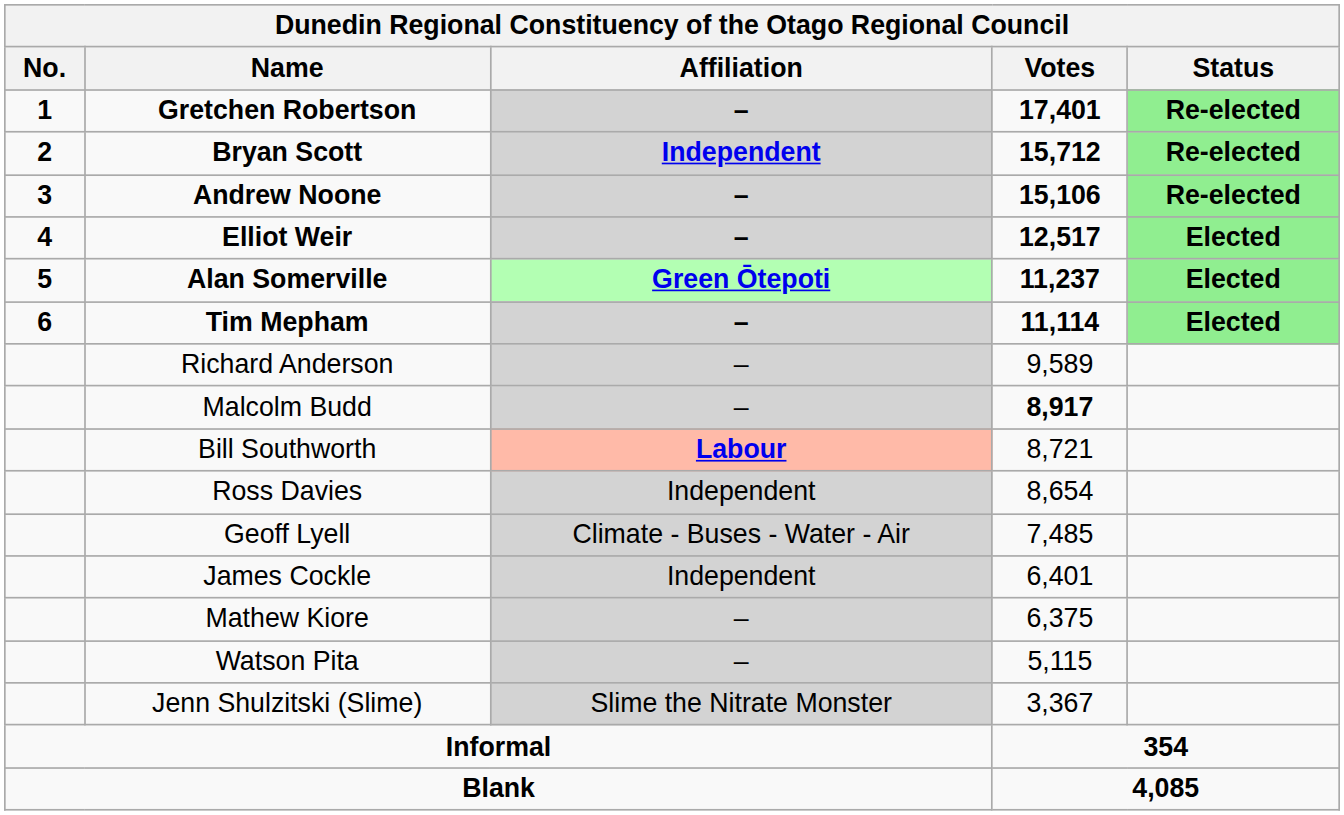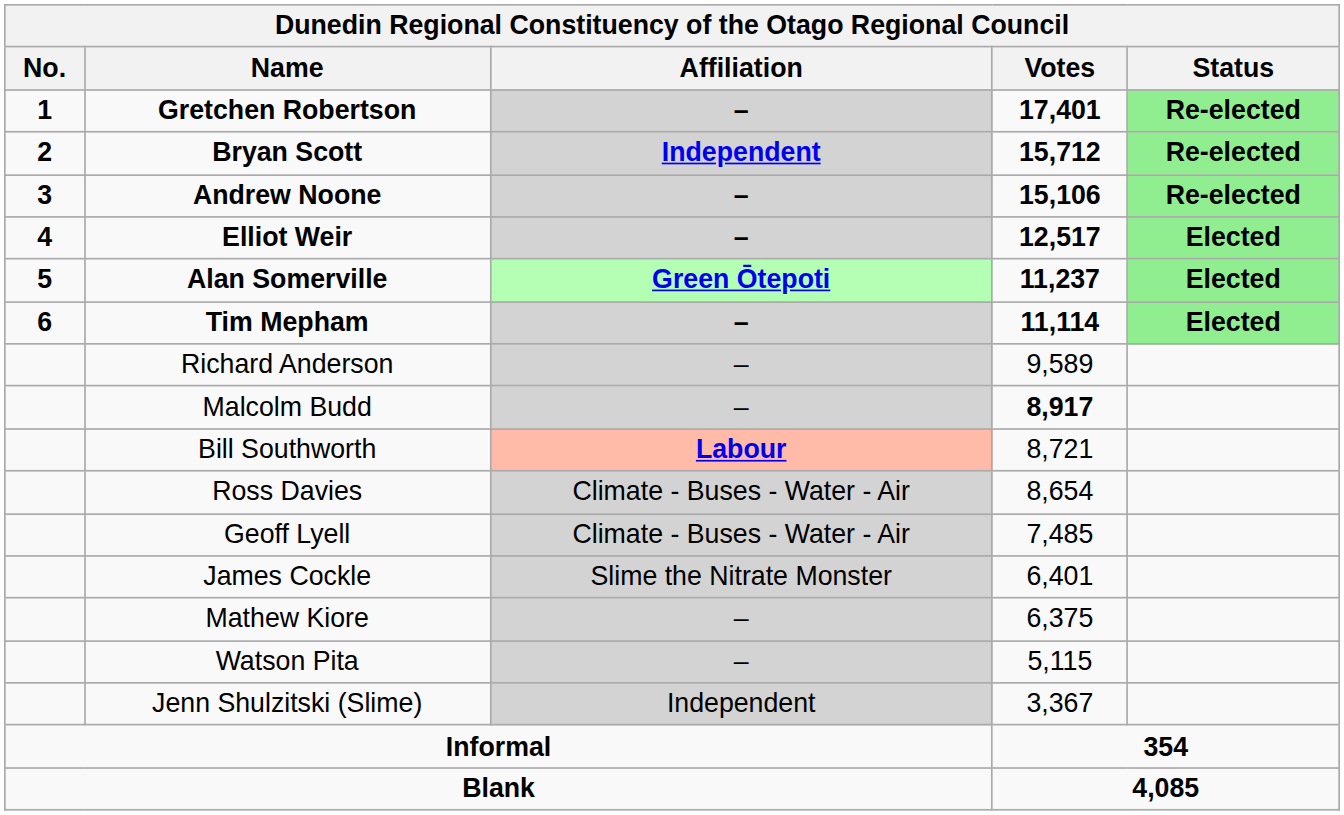(741, 491) Independent -> (741, 491) Climate - Buses - Water - Air
(741, 576) Independent -> (741, 576) Slime the Nitrate Monster
(741, 703) Slime the Nitrate Monster -> (741, 703) Independent
